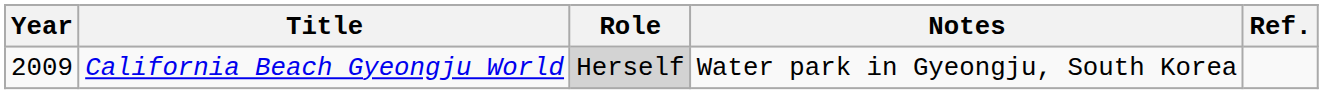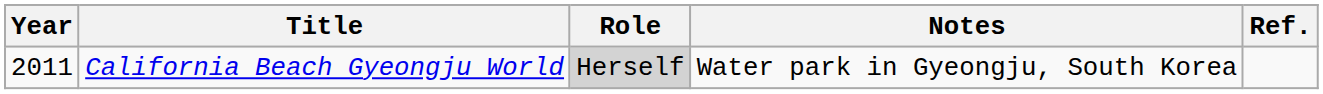(42, 68) 2009 -> (42, 68) 2011
